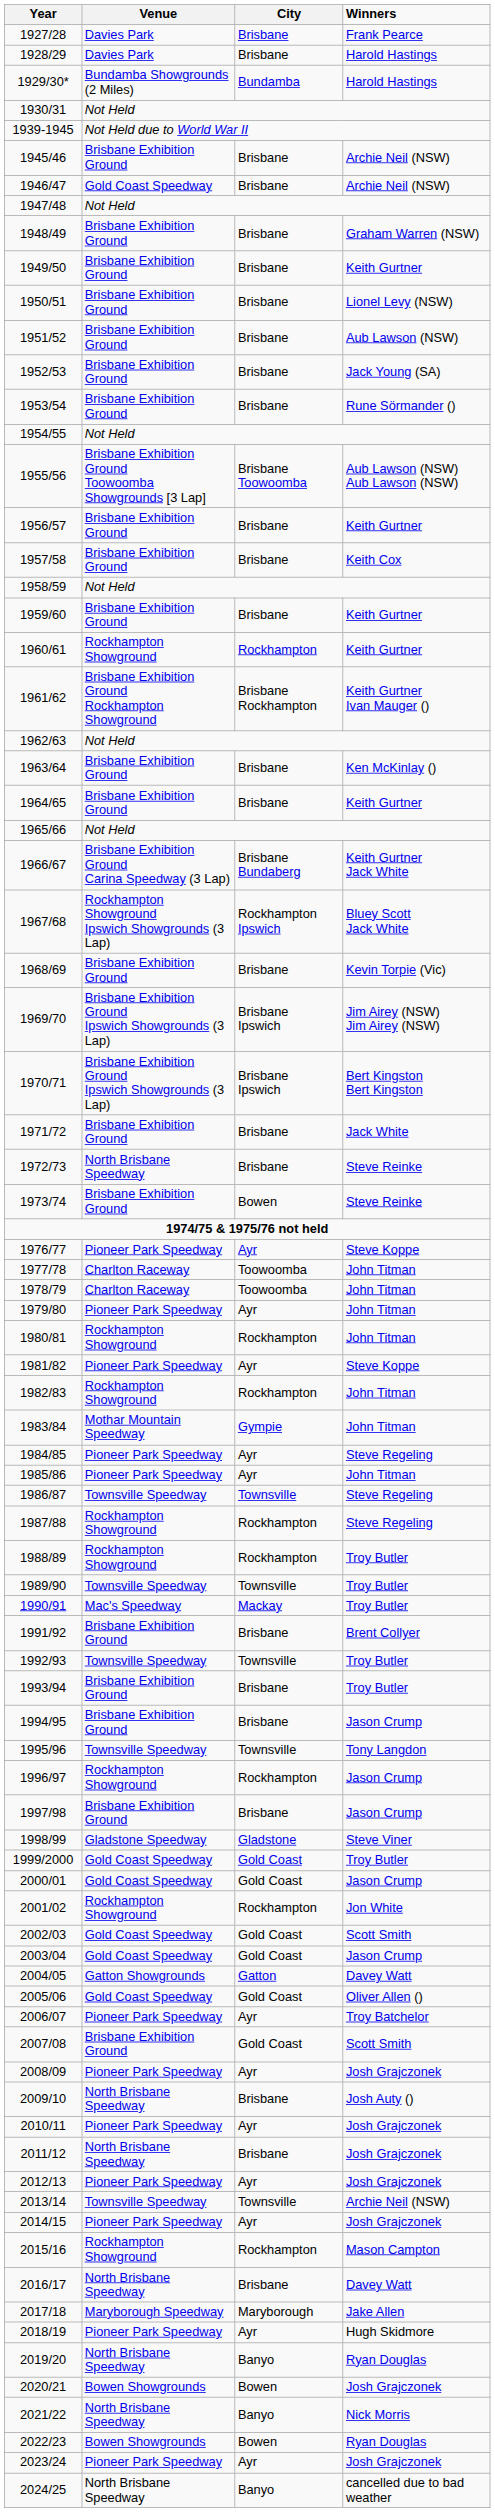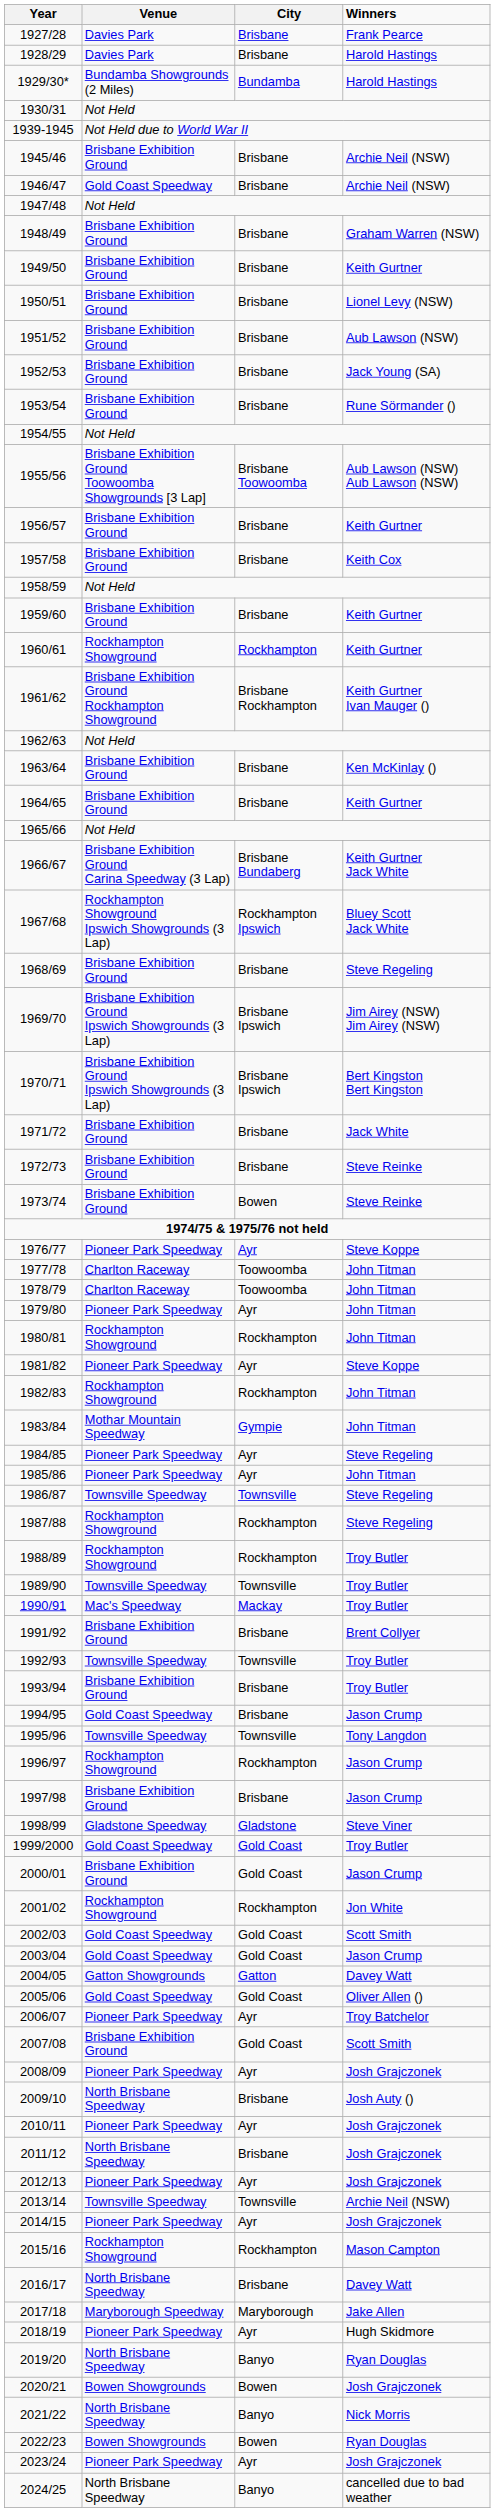(396, 970) Kevin Torpie (Vic) -> (389, 970) Steve Regeling
(127, 1166) North Brisbane Speedway -> (140, 1166) Brisbane Exhibition Ground
(140, 1722) Brisbane Exhibition Ground -> (148, 1715) Gold Coast Speedway
(148, 1880) Gold Coast Speedway -> (140, 1873) Brisbane Exhibition Ground
